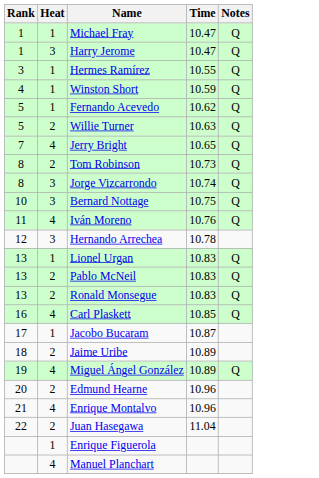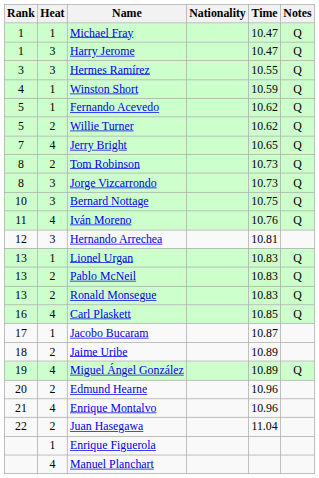+ column: (217, 13)
(52, 70) 1 -> (52, 70) 3
(203, 126) 10.63 -> (265, 126) 10.62
(203, 182) 10.74 -> (265, 182) 10.73
(203, 239) 10.78 -> (265, 239) 10.81
